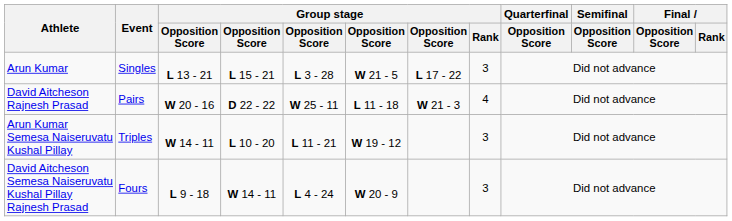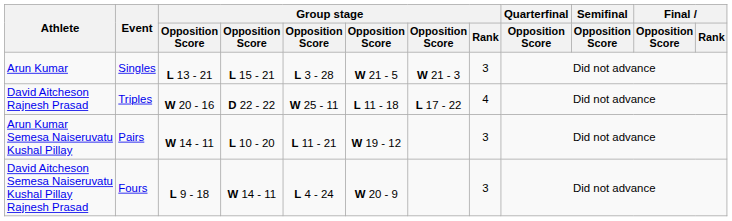(438, 74) L 17 - 22 -> (439, 74) W 21 - 3
(131, 99) Pairs -> (135, 99) Triples
(439, 106) W 21 - 3 -> (438, 106) L 17 - 22
(135, 137) Triples -> (131, 137) Pairs
